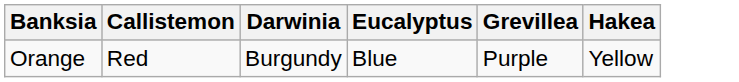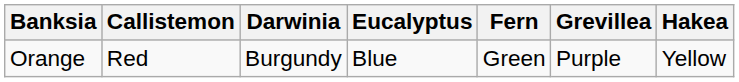+ column: (514, 22)
